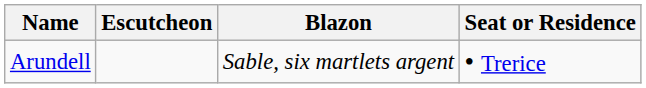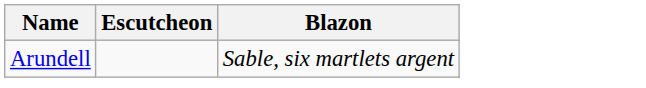- column: (550, 22)
